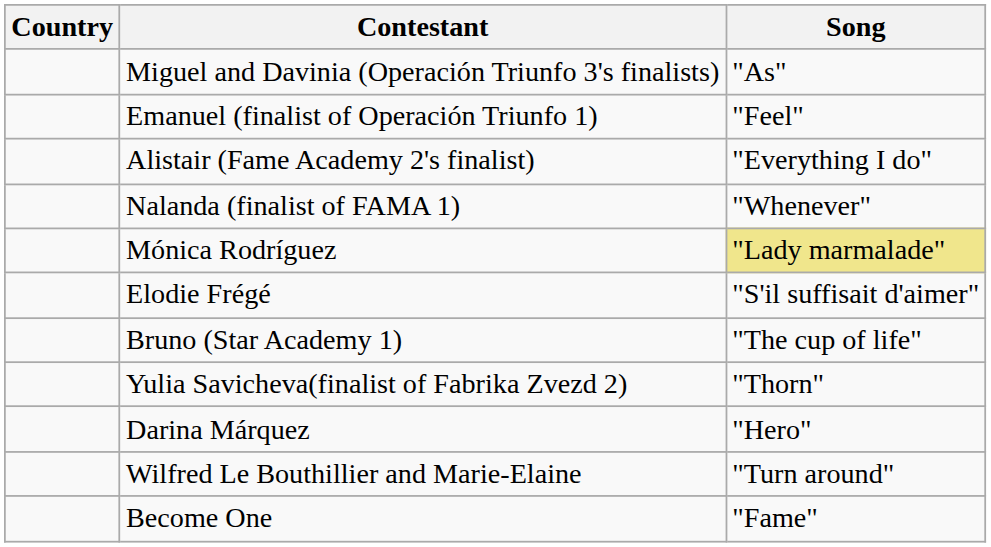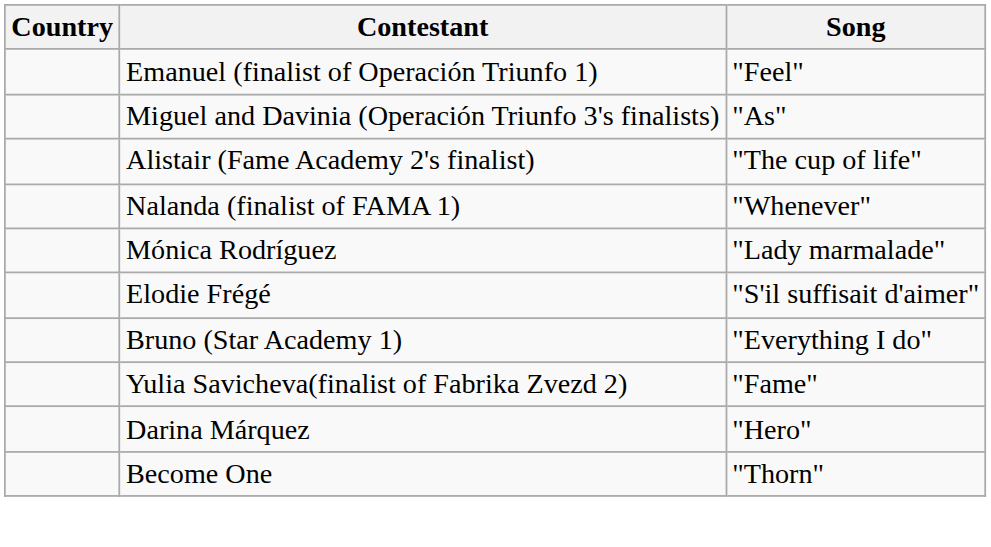rows swapped: (423, 71) <-> (362, 116)
(832, 160) "Everything I do" -> (827, 160) "The cup of life"
(839, 250) khaki background -> (839, 250) no background
(827, 339) "The cup of life" -> (832, 339) "Everything I do"
(778, 384) "Thorn" -> (775, 384) "Fame"
- row: (354, 473)
(775, 518) "Fame" -> (778, 473) "Thorn"
